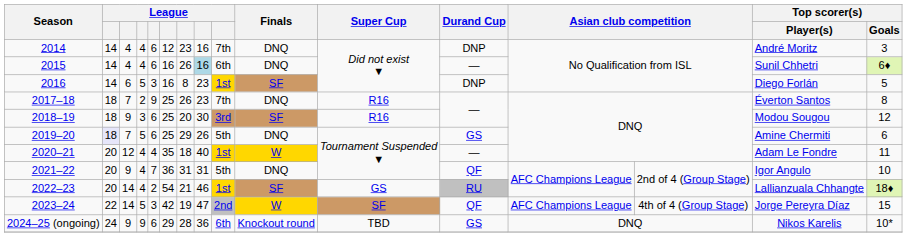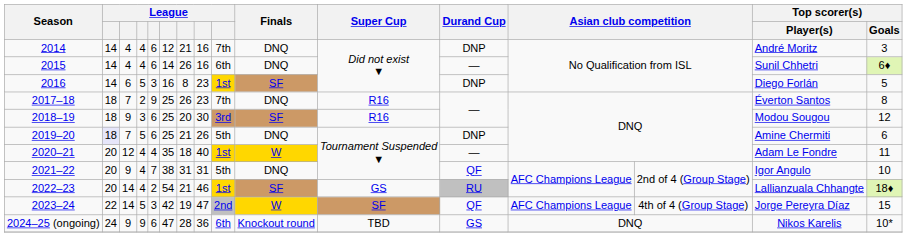(185, 48) 23 -> (185, 48) 21
(168, 65) 16 -> (168, 65) 14
(203, 65) lightblue background -> (203, 65) no background
(185, 135) 29 -> (185, 135) 21
(474, 135) GS -> (474, 135) DNP
(168, 170) 36 -> (168, 170) 38
(168, 223) 29 -> (168, 223) 47
